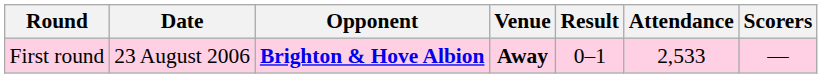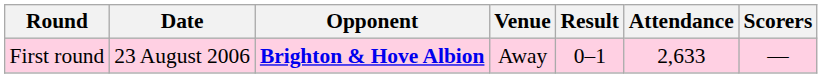(523, 55) bold -> (523, 55) normal
(681, 55) 2,533 -> (681, 55) 2,633
